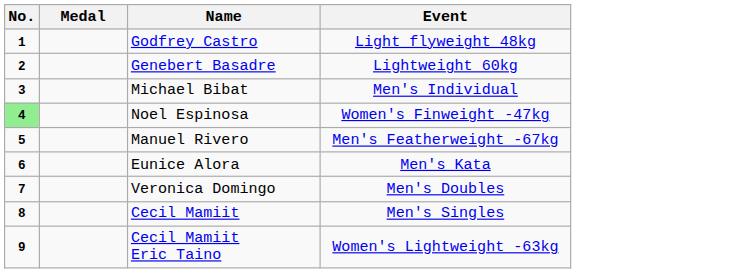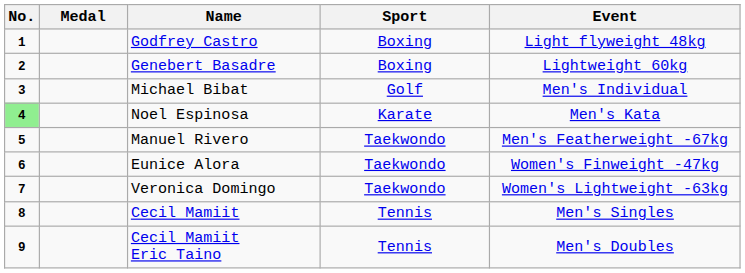+ column: (405, 17)
(445, 115) Women's Finweight -47kg -> (615, 115) Men's Kata
(445, 164) Men's Kata -> (615, 164) Women's Finweight -47kg
(445, 189) Men's Doubles -> (615, 189) Women's Lightweight -63kg
(445, 247) Women's Lightweight -63kg -> (615, 247) Men's Doubles
